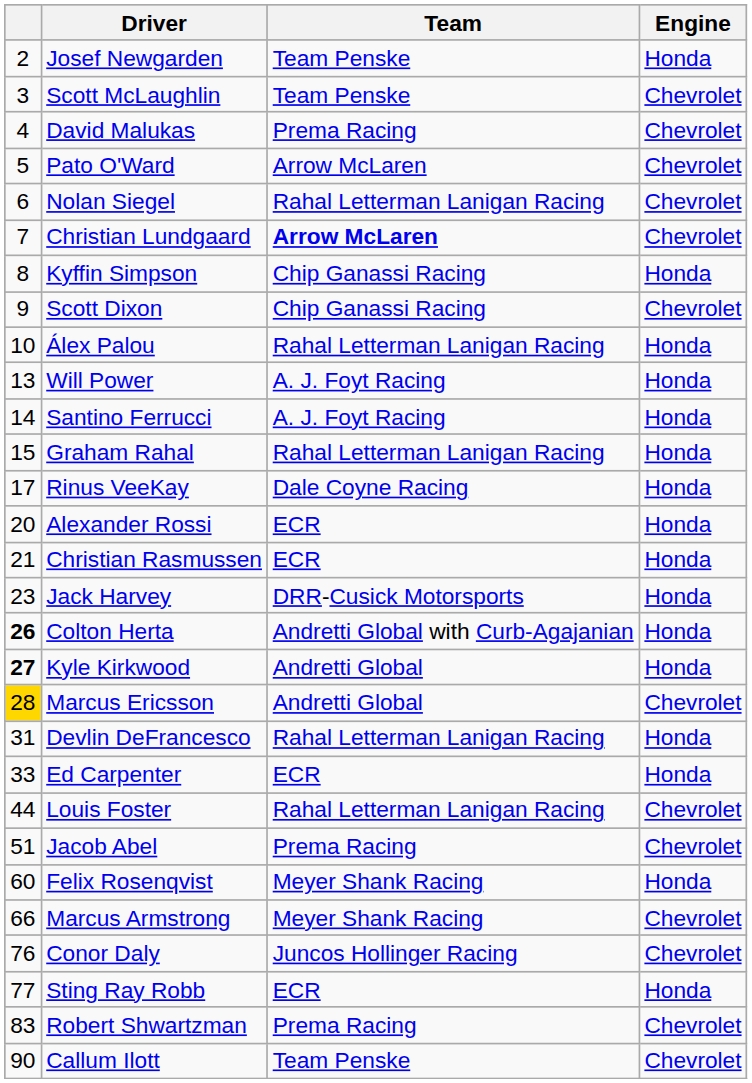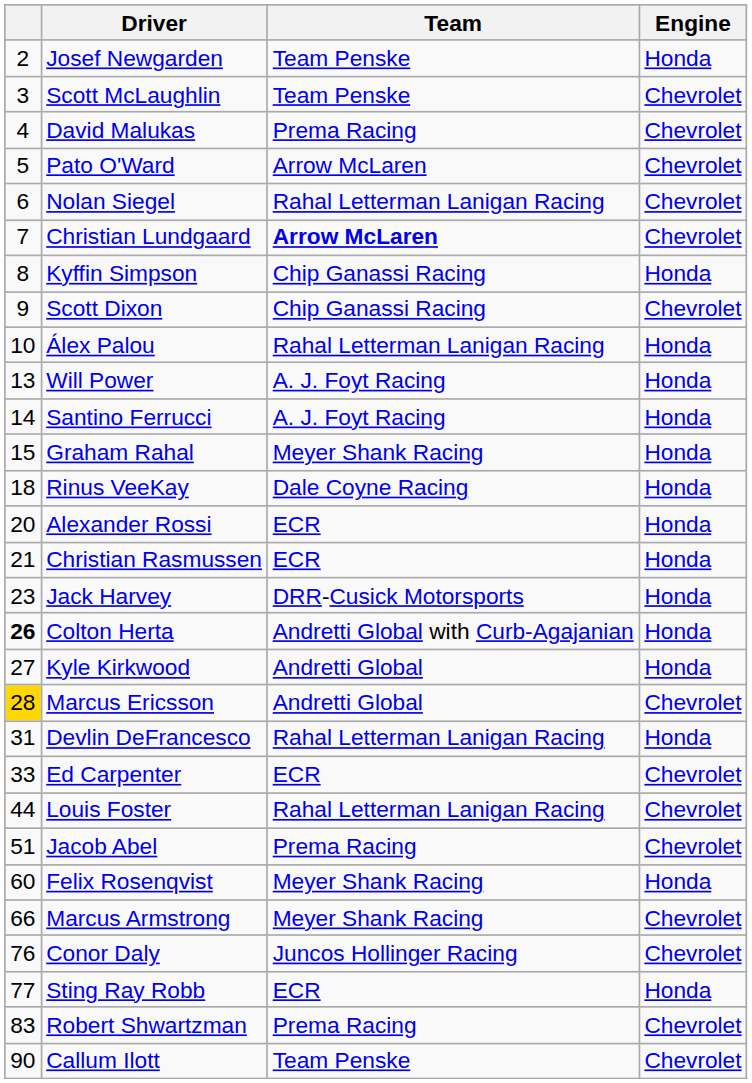(439, 452) Rahal Letterman Lanigan Racing -> (378, 452) Meyer Shank Racing
(23, 488) 17 -> (23, 488) 18
(23, 667) bold -> (23, 667) normal
(678, 774) Honda -> (693, 774) Chevrolet
